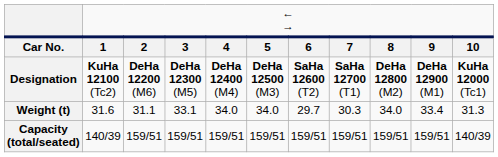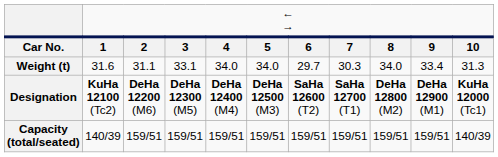rows swapped: (43, 79) <-> (43, 110)
